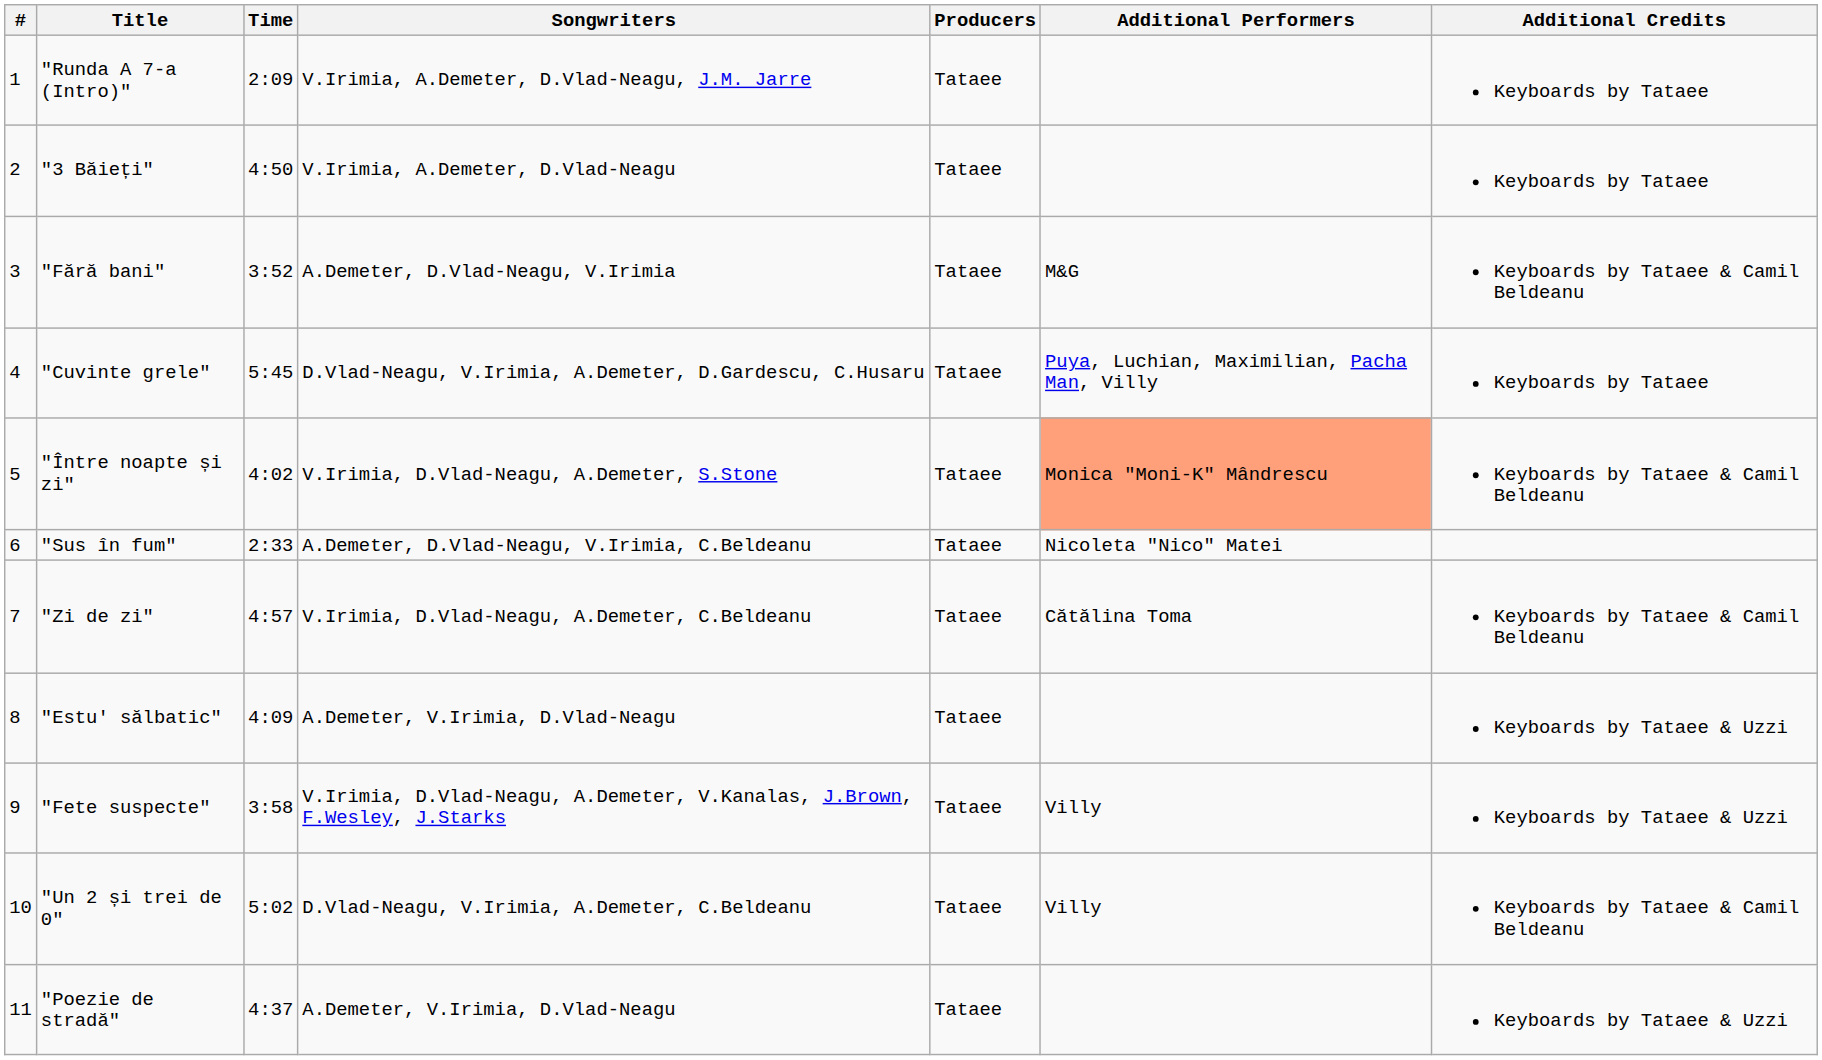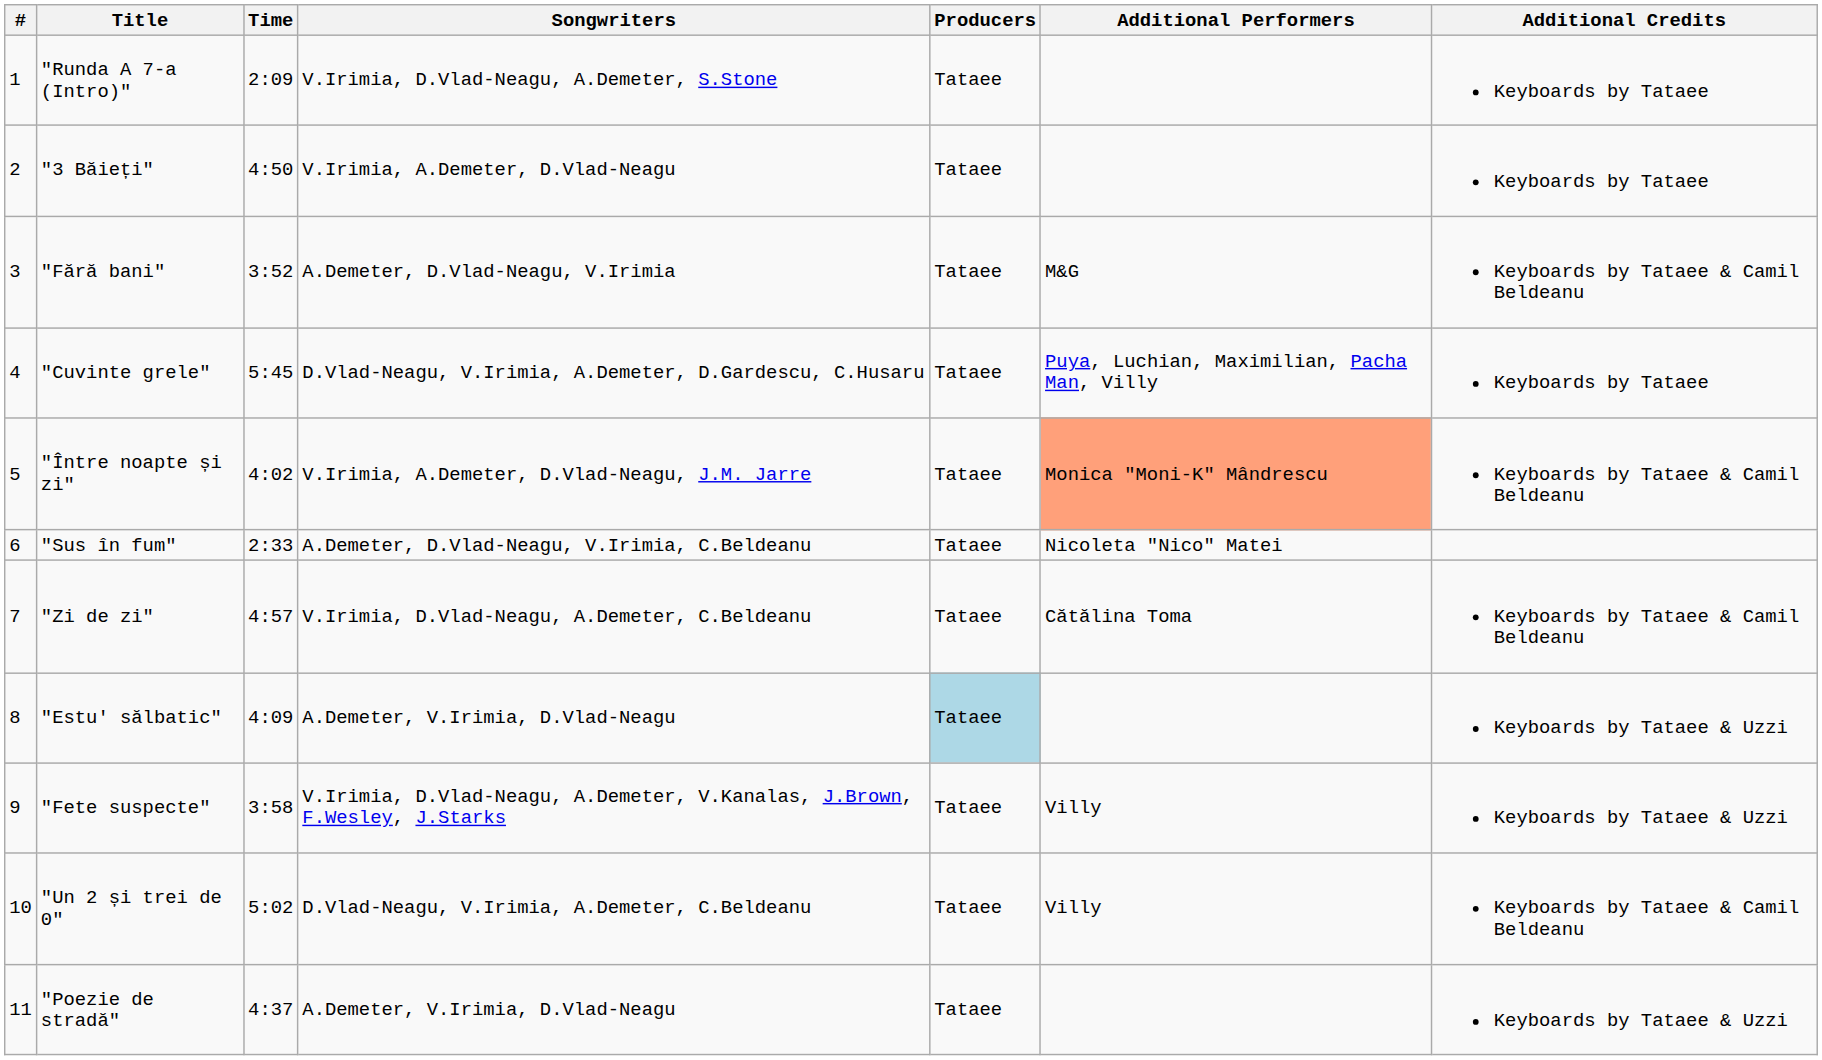(557, 81) V.Irimia, A.Demeter, D.Vlad-Neagu, J.M. Jarre -> (540, 81) V.Irimia, D.Vlad-Neagu, A.Demeter, S.Stone
(540, 474) V.Irimia, D.Vlad-Neagu, A.Demeter, S.Stone -> (557, 474) V.Irimia, A.Demeter, D.Vlad-Neagu, J.M. Jarre
(968, 718) no background -> (968, 718) lightblue background
